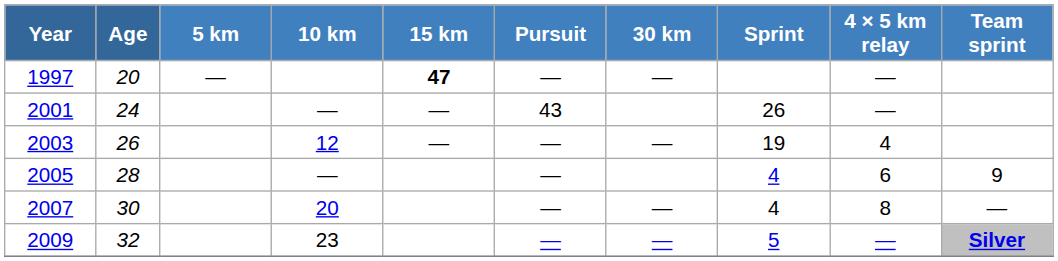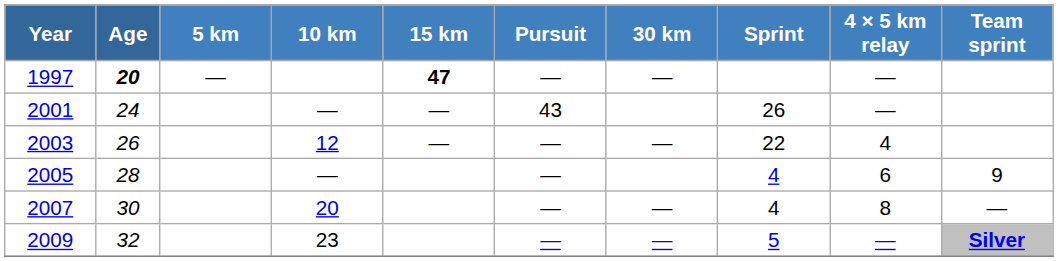(128, 77) normal -> (128, 77) bold
(774, 143) 19 -> (774, 143) 22
